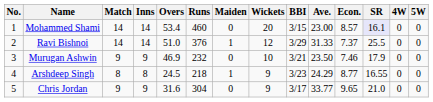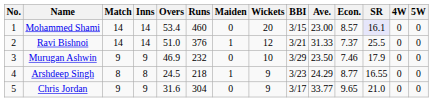(298, 43) 3/29 -> (298, 43) 3/21
(298, 58) 3/21 -> (298, 58) 3/29
